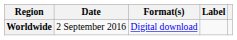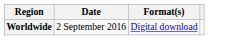- column: (214, 12)
